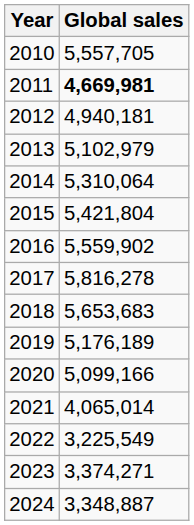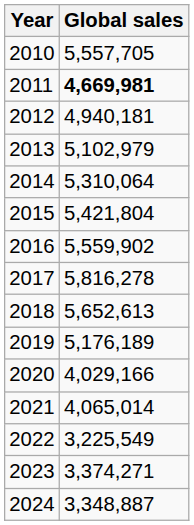(109, 310) 5,653,683 -> (109, 310) 5,652,613
(109, 375) 5,099,166 -> (109, 375) 4,029,166
